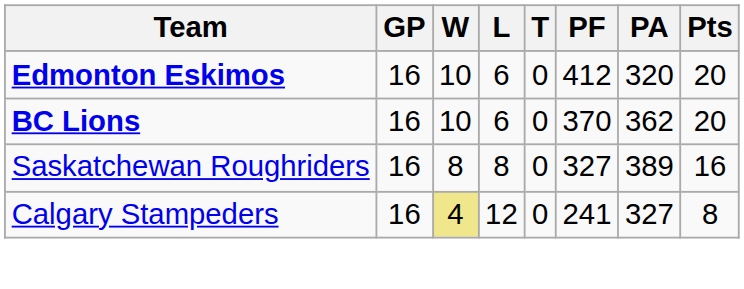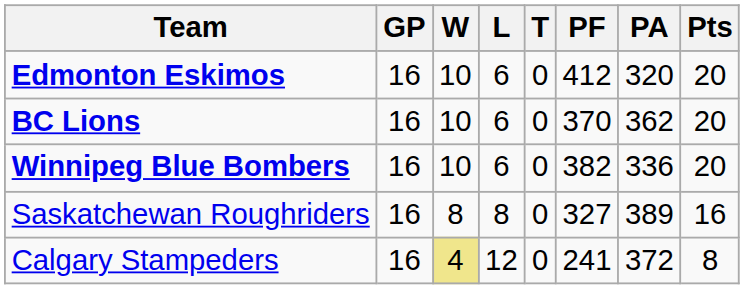+ row: (181, 167)
(649, 213) 327 -> (649, 260) 372
